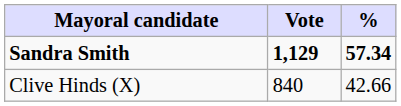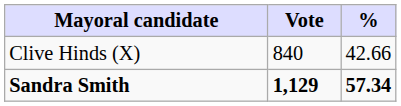rows swapped: (69, 52) <-> (75, 85)
